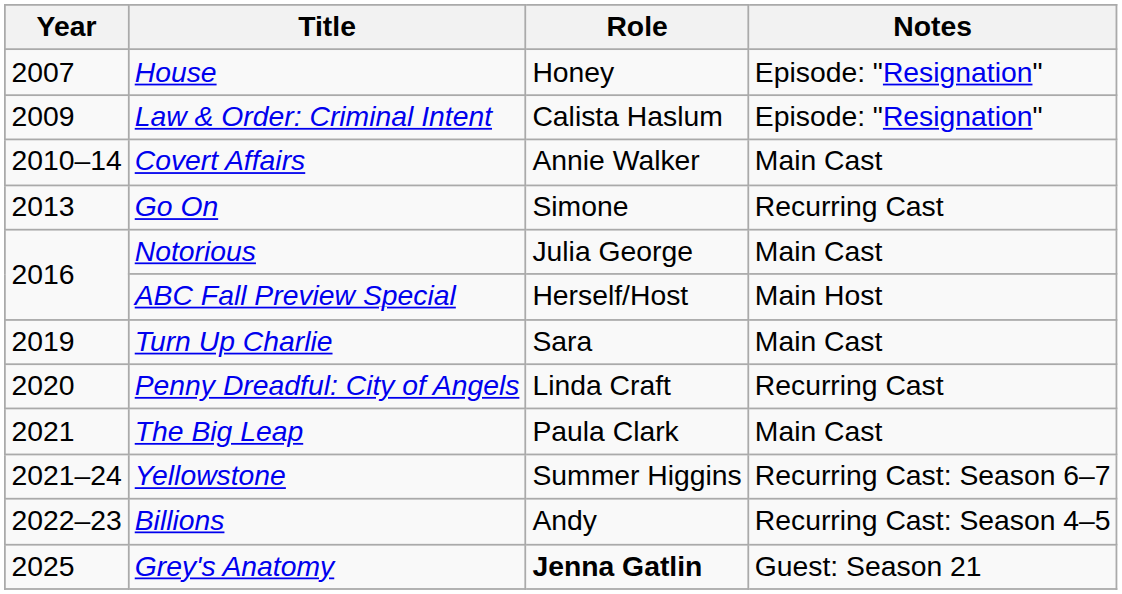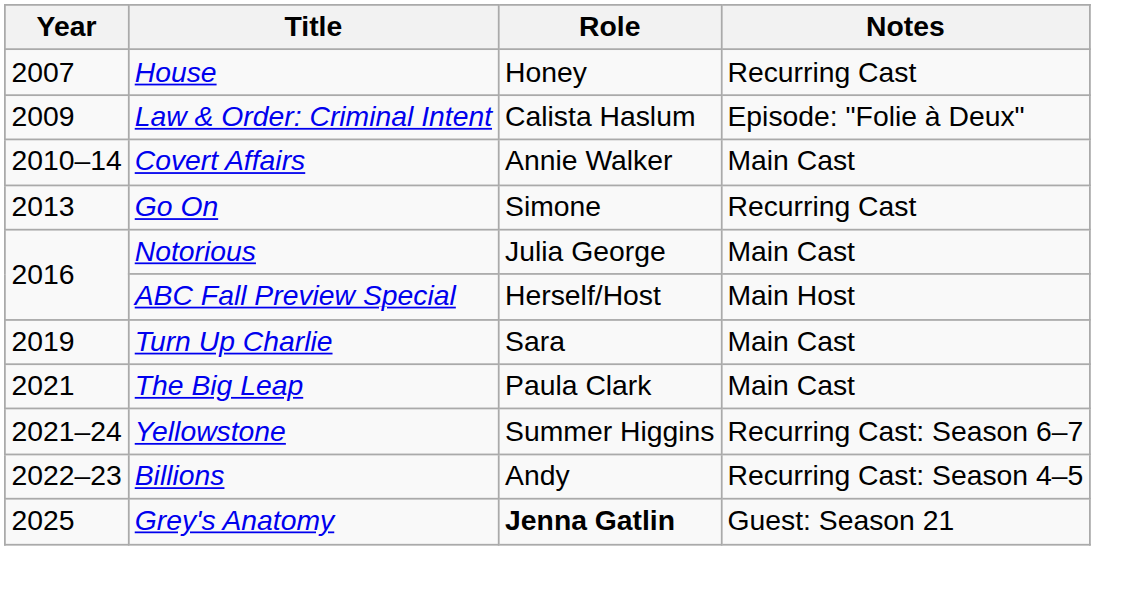(899, 71) Episode: "Resignation" -> (822, 71) Recurring Cast
(899, 116) Episode: "Resignation" -> (876, 116) Episode: "Folie à Deux"
- row: (327, 386)
